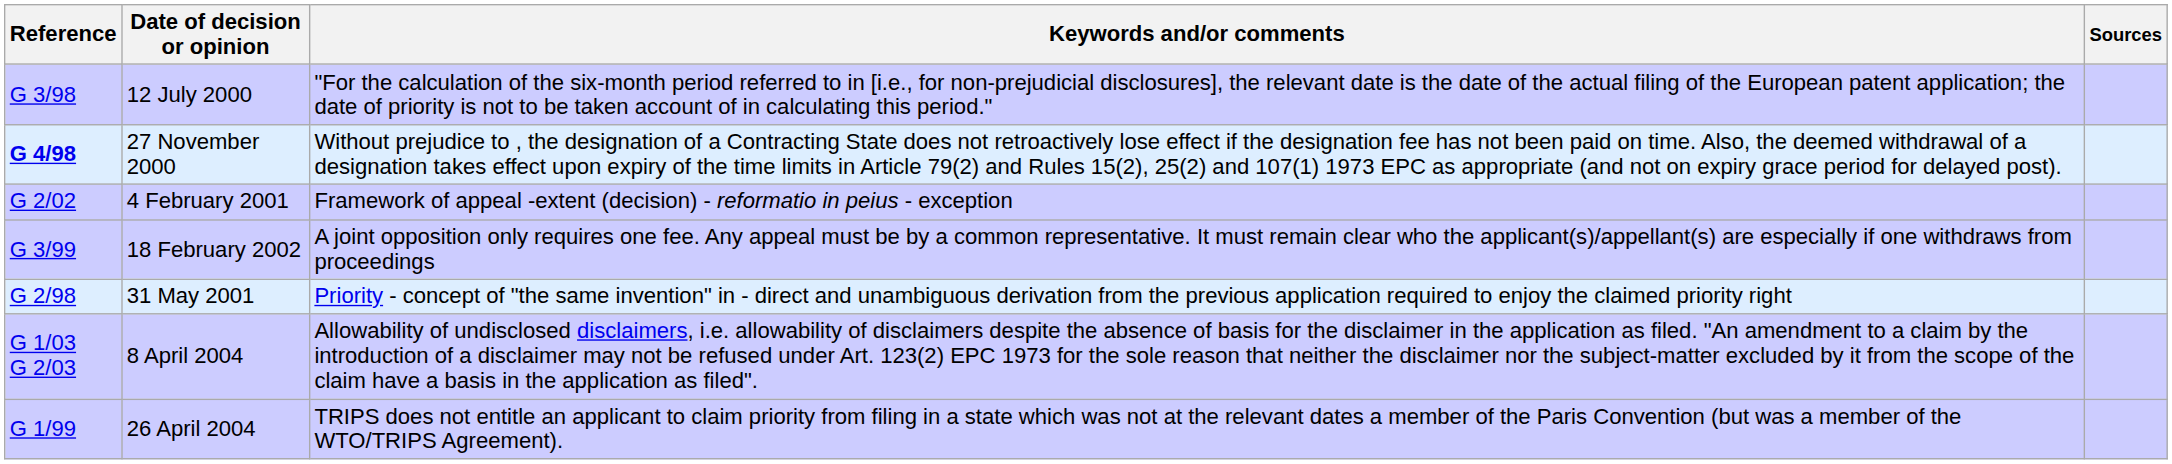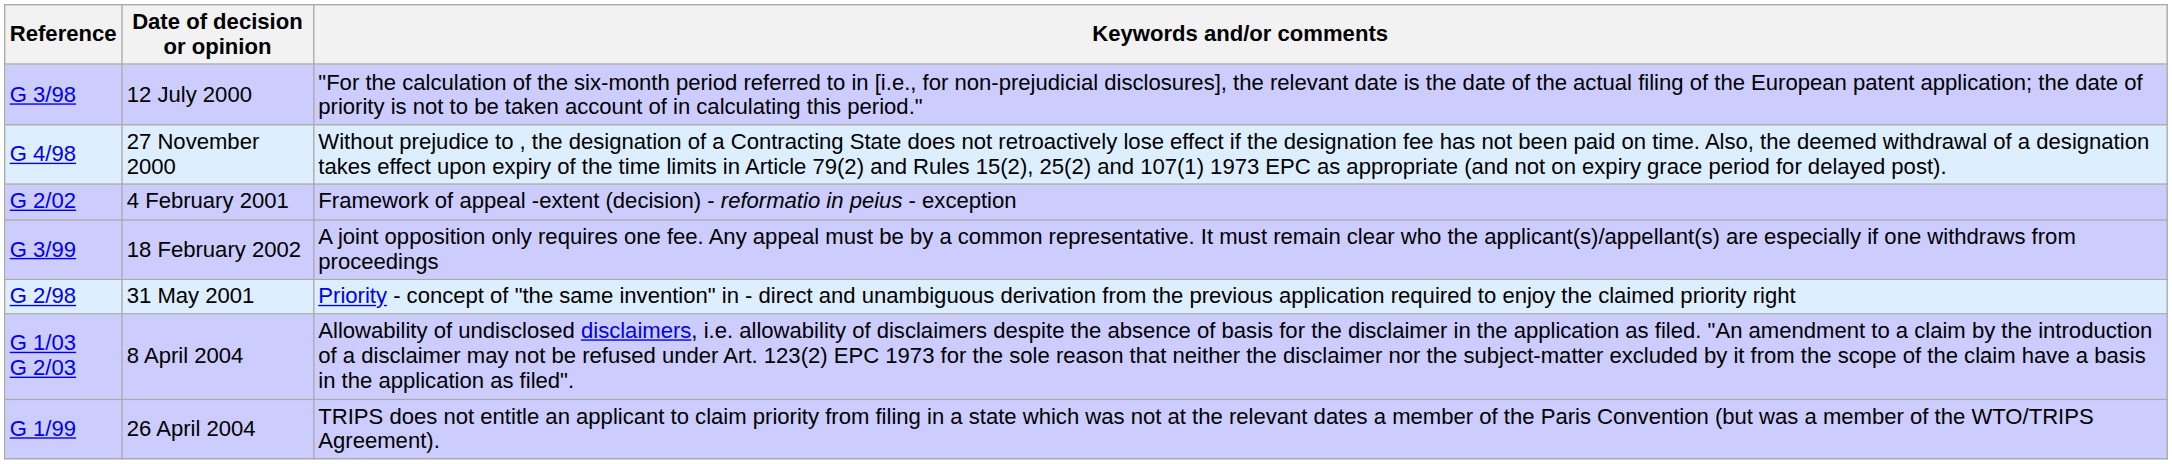- column: (2126, 35)
(43, 154) bold -> (43, 154) normal
